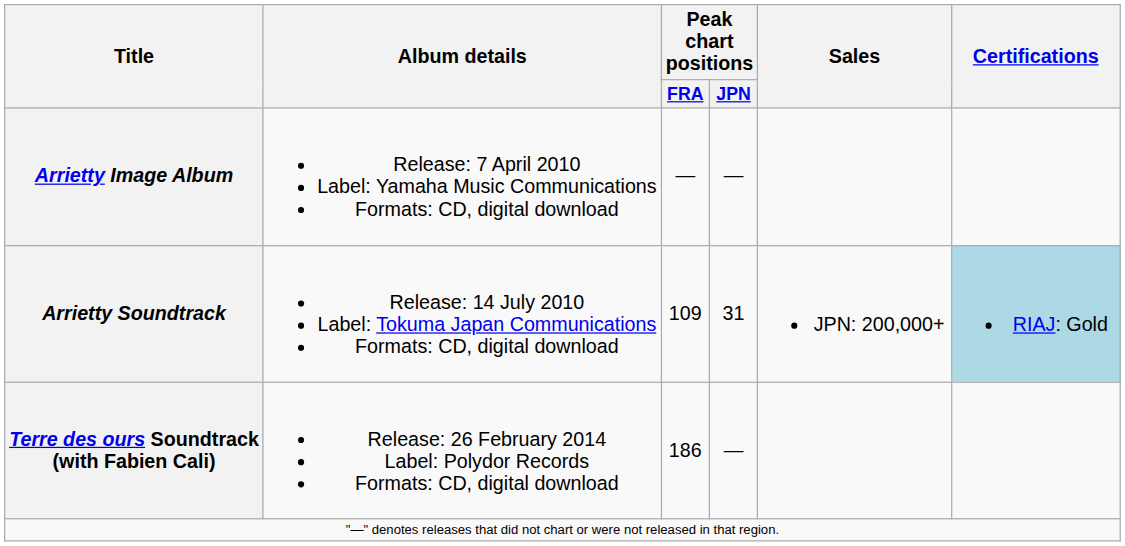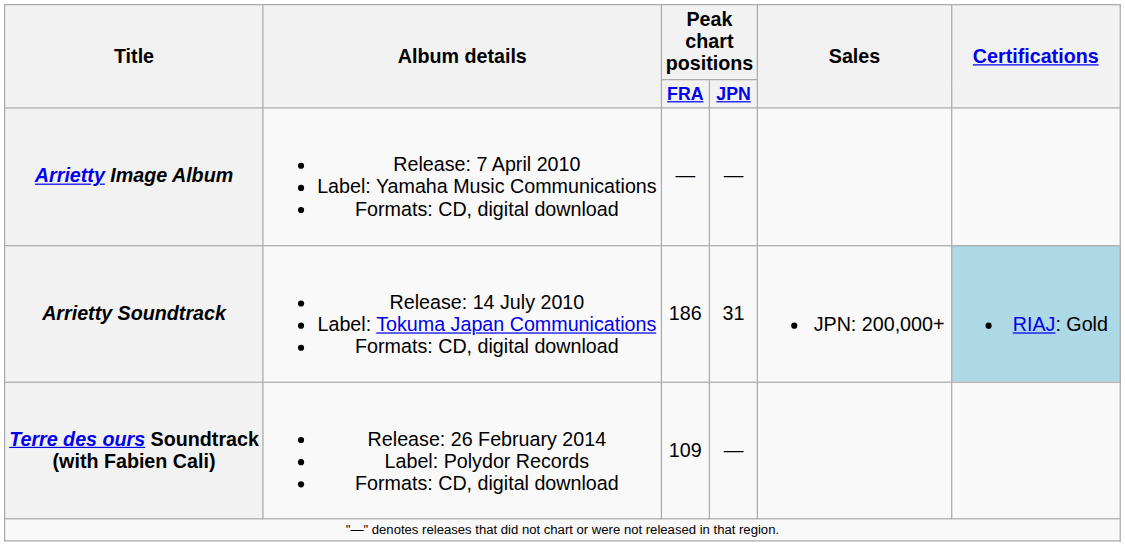(685, 313) 109 -> (685, 313) 186
(685, 450) 186 -> (685, 450) 109
